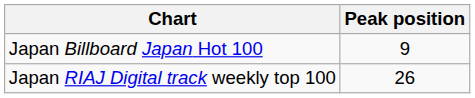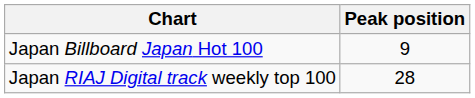(405, 78) 26 -> (405, 78) 28
